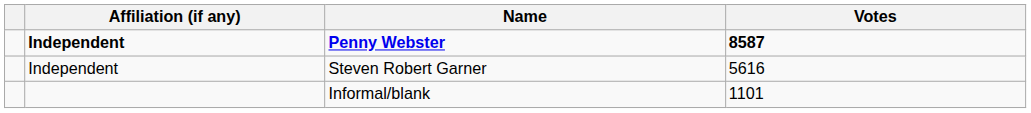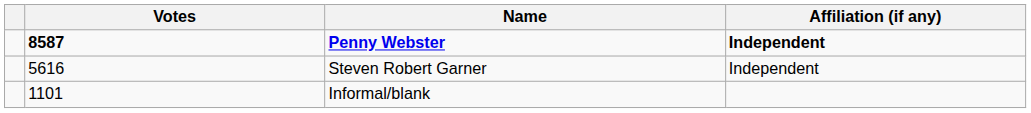columns swapped: (175, 17) <-> (875, 17)
